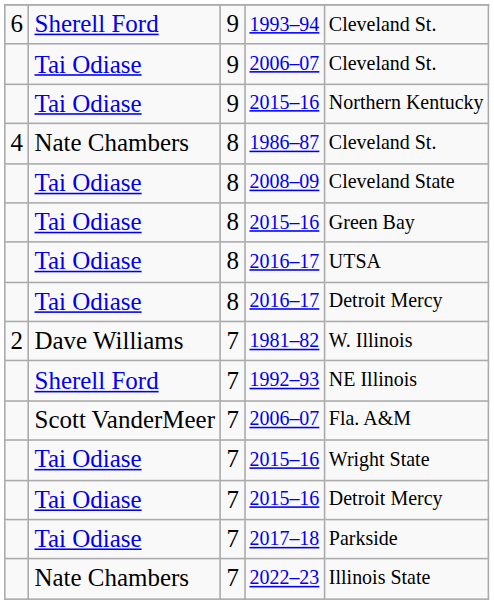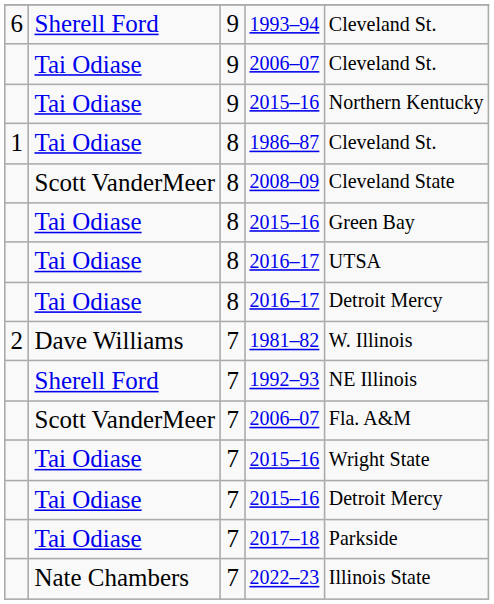(17, 143) 4 -> (17, 143) 1
(112, 143) Nate Chambers -> (88, 143) Tai Odiase
(88, 182) Tai Odiase -> (125, 182) Scott VanderMeer
